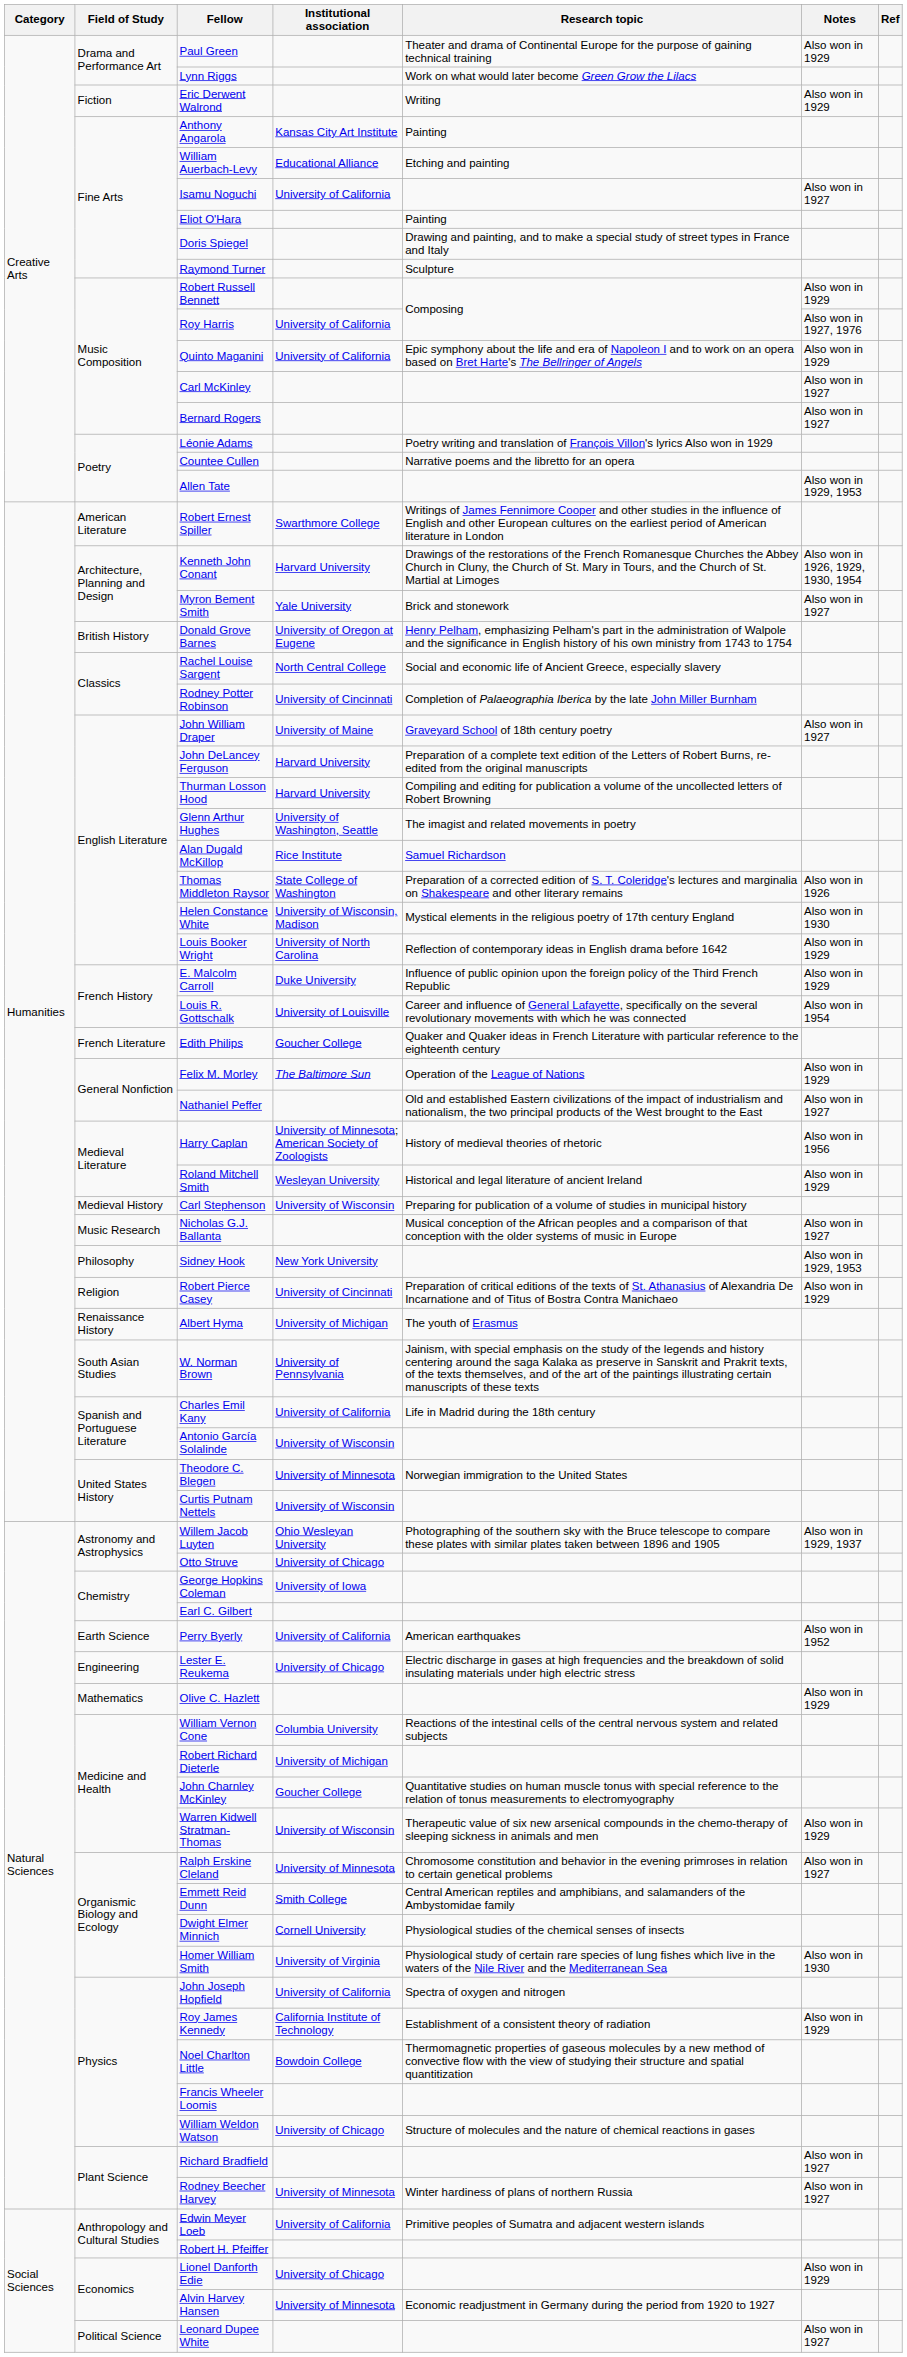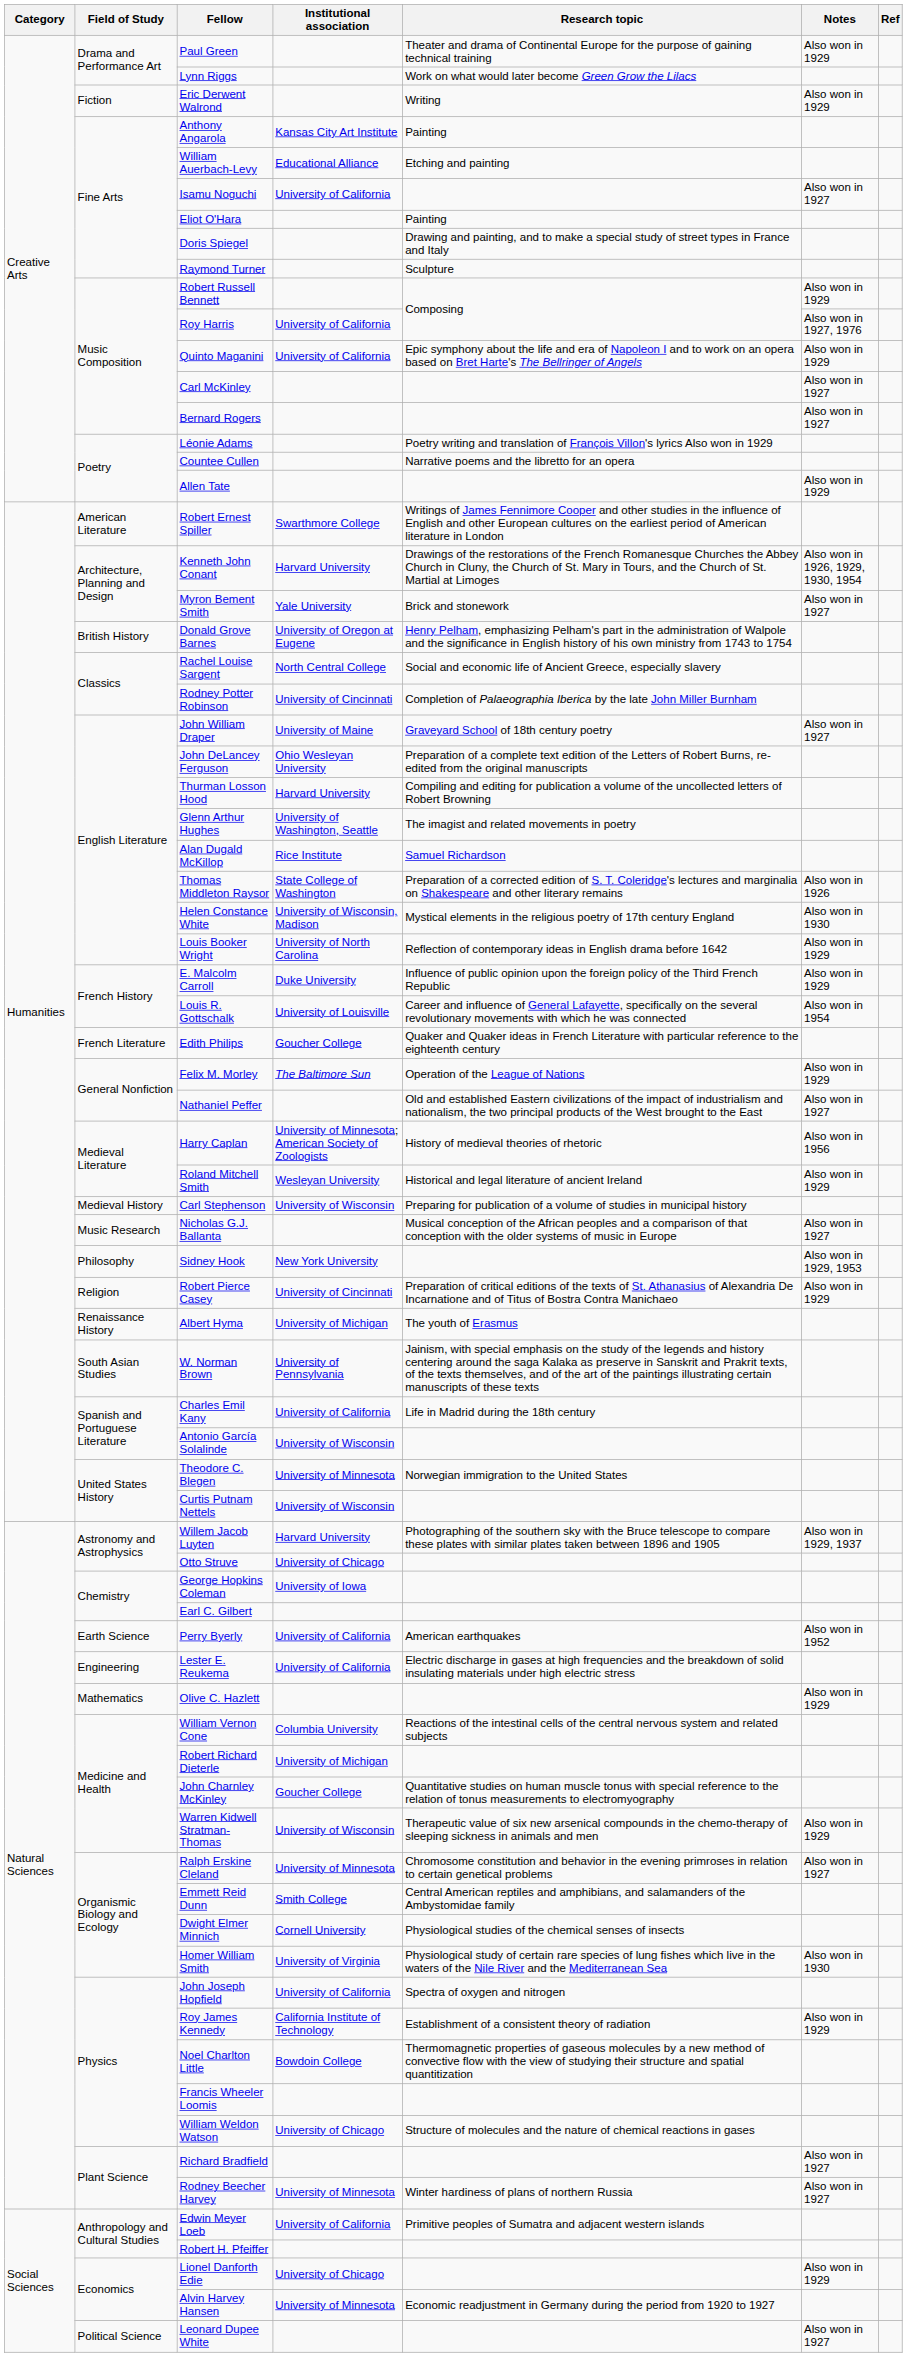(834, 486) Also won in 1929, 1953 -> (834, 486) Also won in 1929
(323, 761) Harvard University -> (314, 761) Ohio Wesleyan University
(314, 1537) Ohio Wesleyan University -> (323, 1537) Harvard University
(330, 1667) University of Chicago -> (333, 1667) University of California
